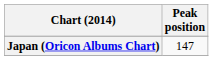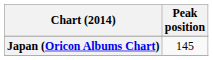(185, 45) 147 -> (185, 45) 145
